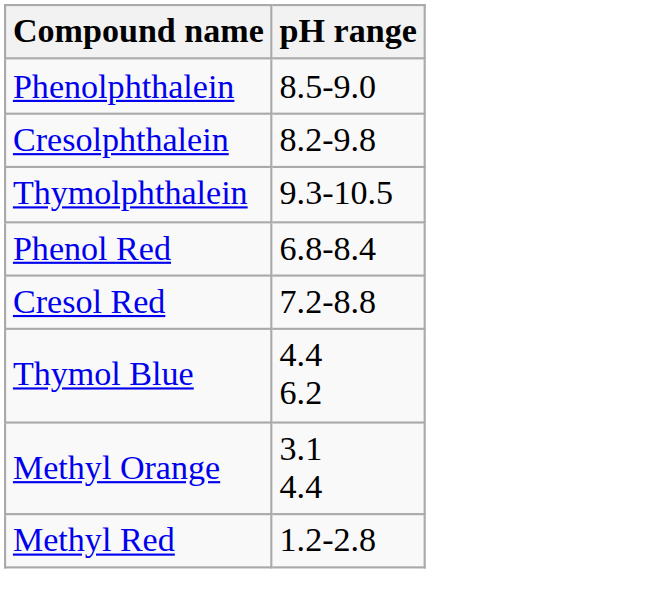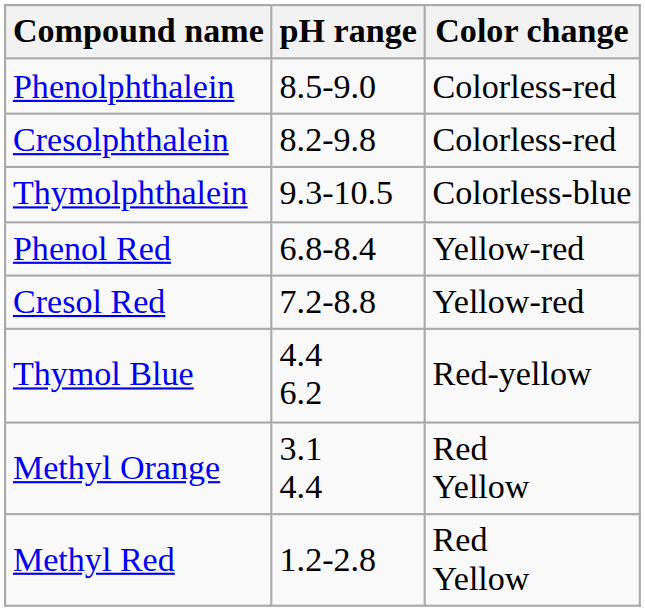+ column: (532, 31)
